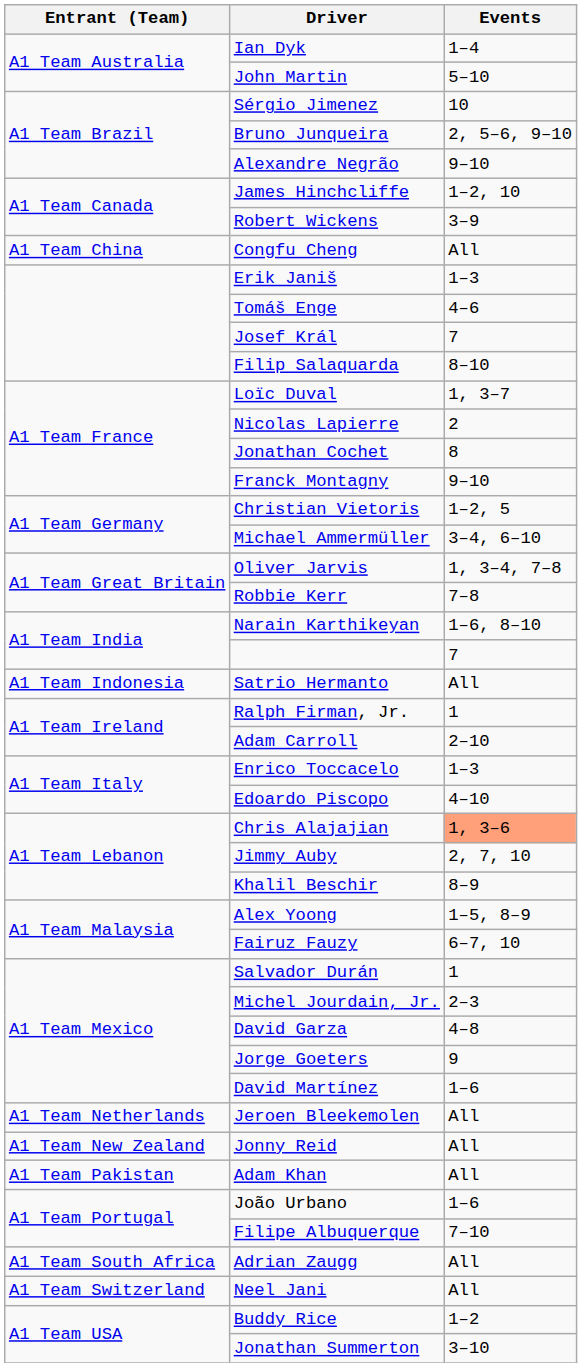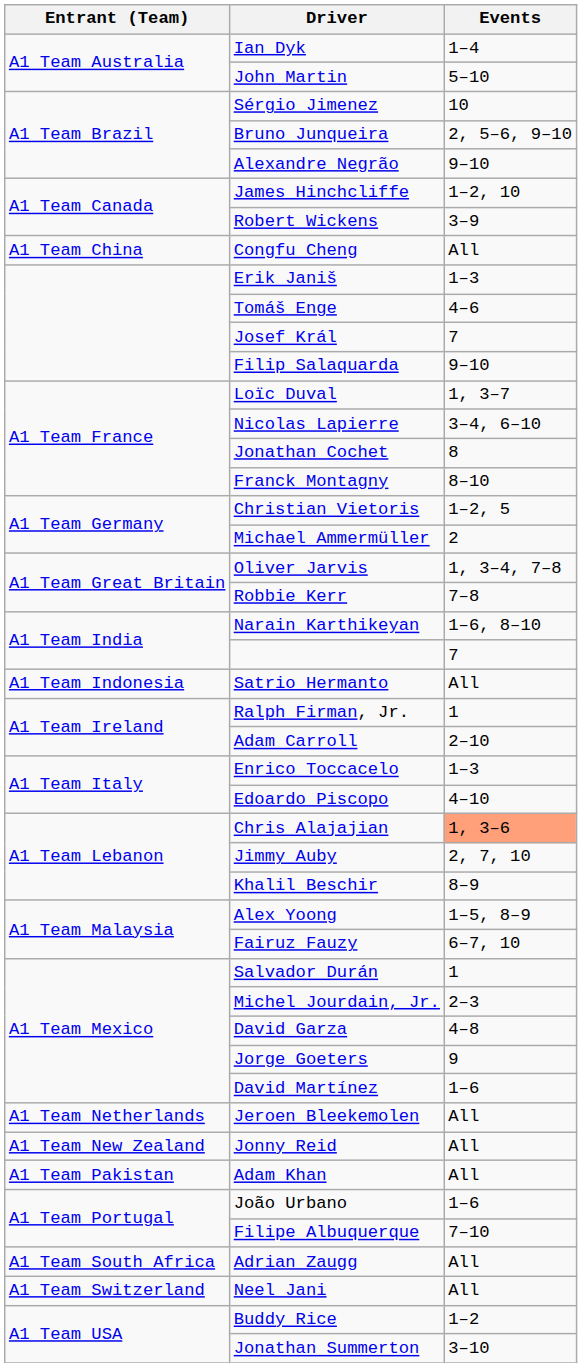(469, 366) 8–10 -> (469, 366) 9–10
(453, 423) 2 -> (495, 423) 3–4, 6–10
(469, 481) 9–10 -> (469, 481) 8–10
(495, 539) 3–4, 6–10 -> (453, 539) 2
